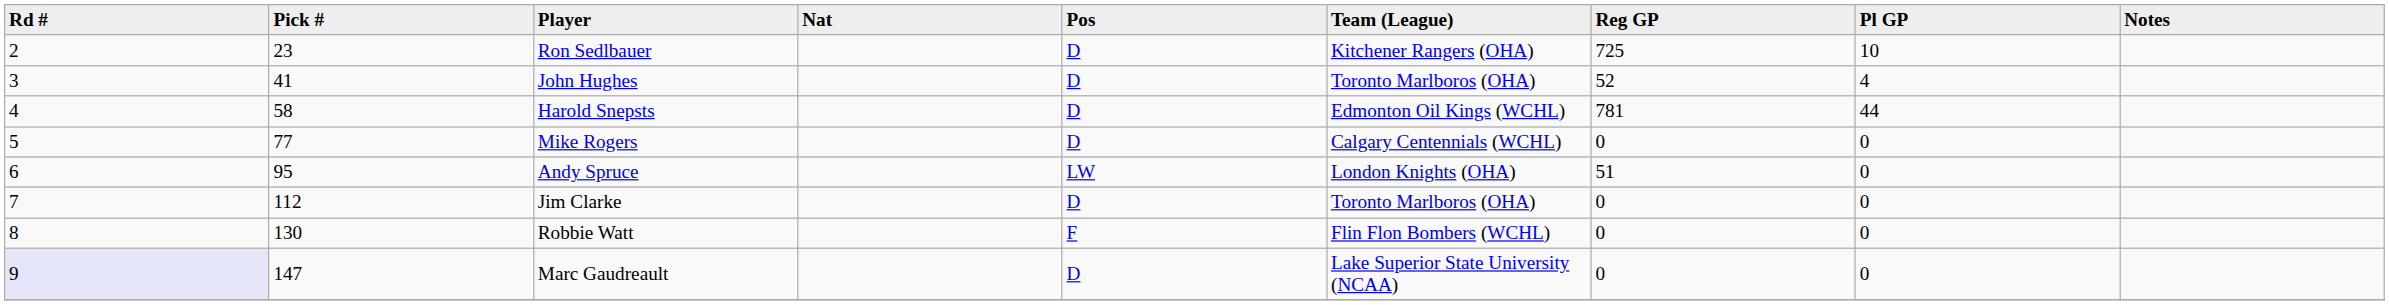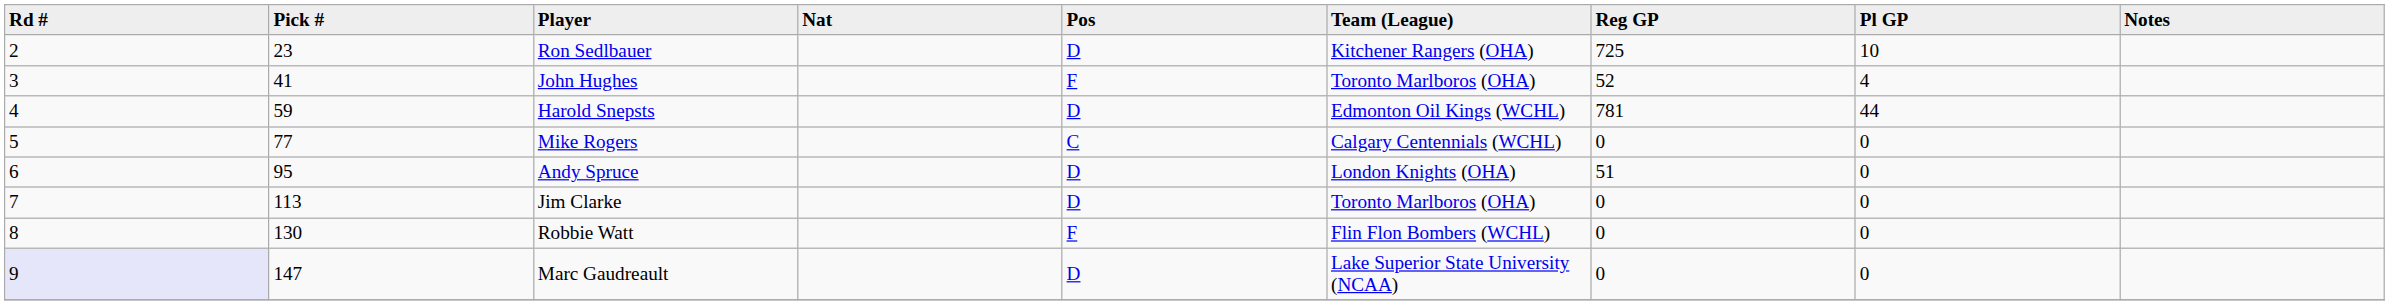(1074, 80) D -> (1072, 80) F
(283, 111) 58 -> (283, 111) 59
(1074, 141) D -> (1073, 141) C
(1081, 171) LW -> (1074, 171) D
(287, 202) 112 -> (287, 202) 113
